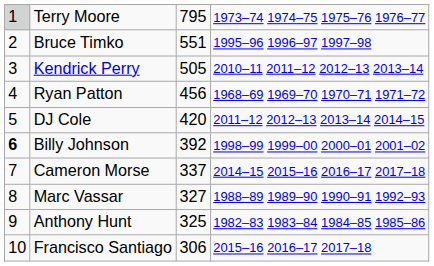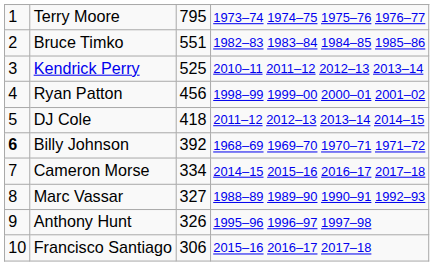(13, 17) lightgrey background -> (13, 17) no background
(292, 43) 1995–96 1996–97 1997–98 -> (319, 43) 1982–83 1983–84 1984–85 1985–86
(193, 68) 505 -> (193, 68) 525
(319, 94) 1968–69 1969–70 1970–71 1971–72 -> (319, 94) 1998–99 1999–00 2000–01 2001–02
(193, 119) 420 -> (193, 119) 418
(319, 145) 1998–99 1999–00 2000–01 2001–02 -> (319, 145) 1968–69 1969–70 1970–71 1971–72
(193, 171) 337 -> (193, 171) 334
(193, 222) 325 -> (193, 222) 326
(319, 222) 1982–83 1983–84 1984–85 1985–86 -> (292, 222) 1995–96 1996–97 1997–98
